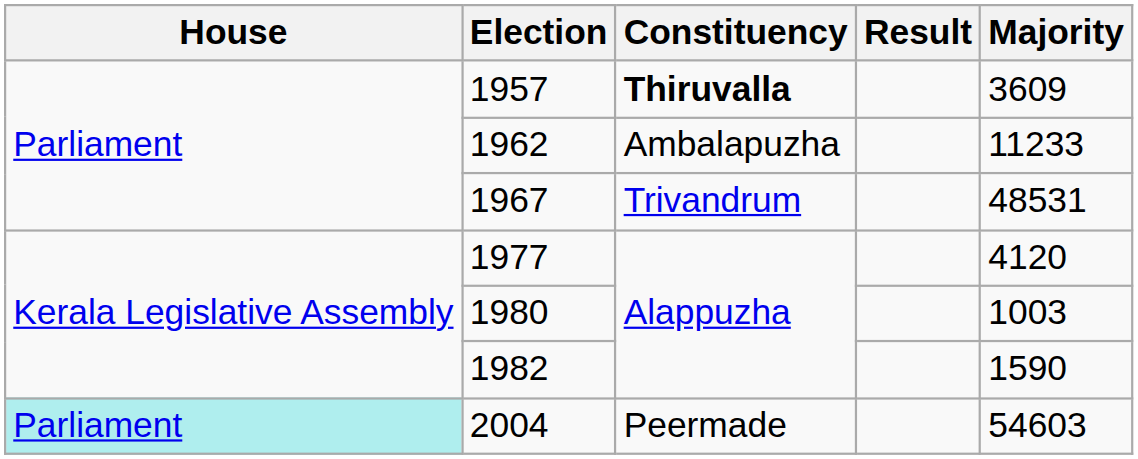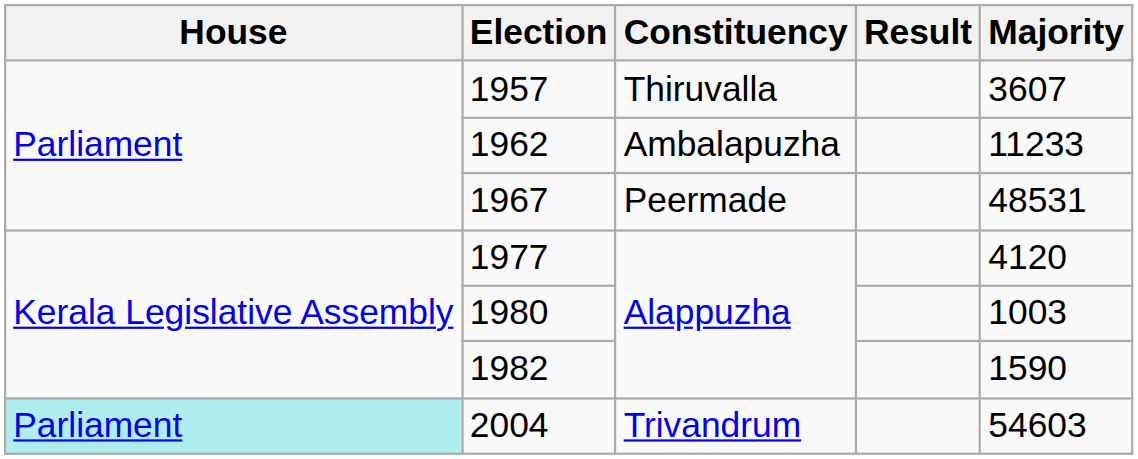(707, 88) bold -> (700, 88) normal
(1028, 88) 3609 -> (1028, 88) 3607
(712, 200) Trivandrum -> (705, 200) Peermade
(705, 425) Peermade -> (712, 425) Trivandrum
